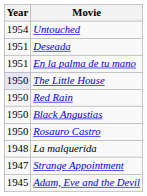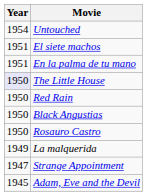+ row: (67, 47)
- row: (52, 47)
(18, 149) 1948 -> (18, 149) 1949
